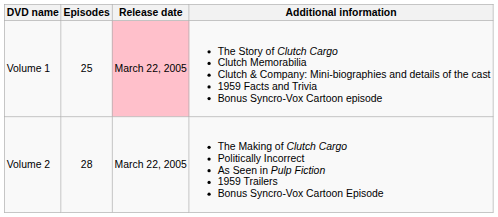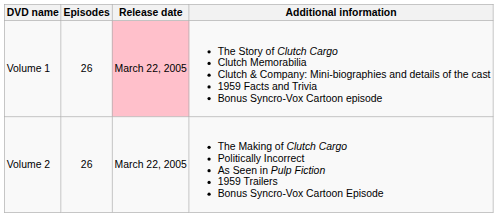(87, 68) 25 -> (87, 68) 26
(87, 164) 28 -> (87, 164) 26
